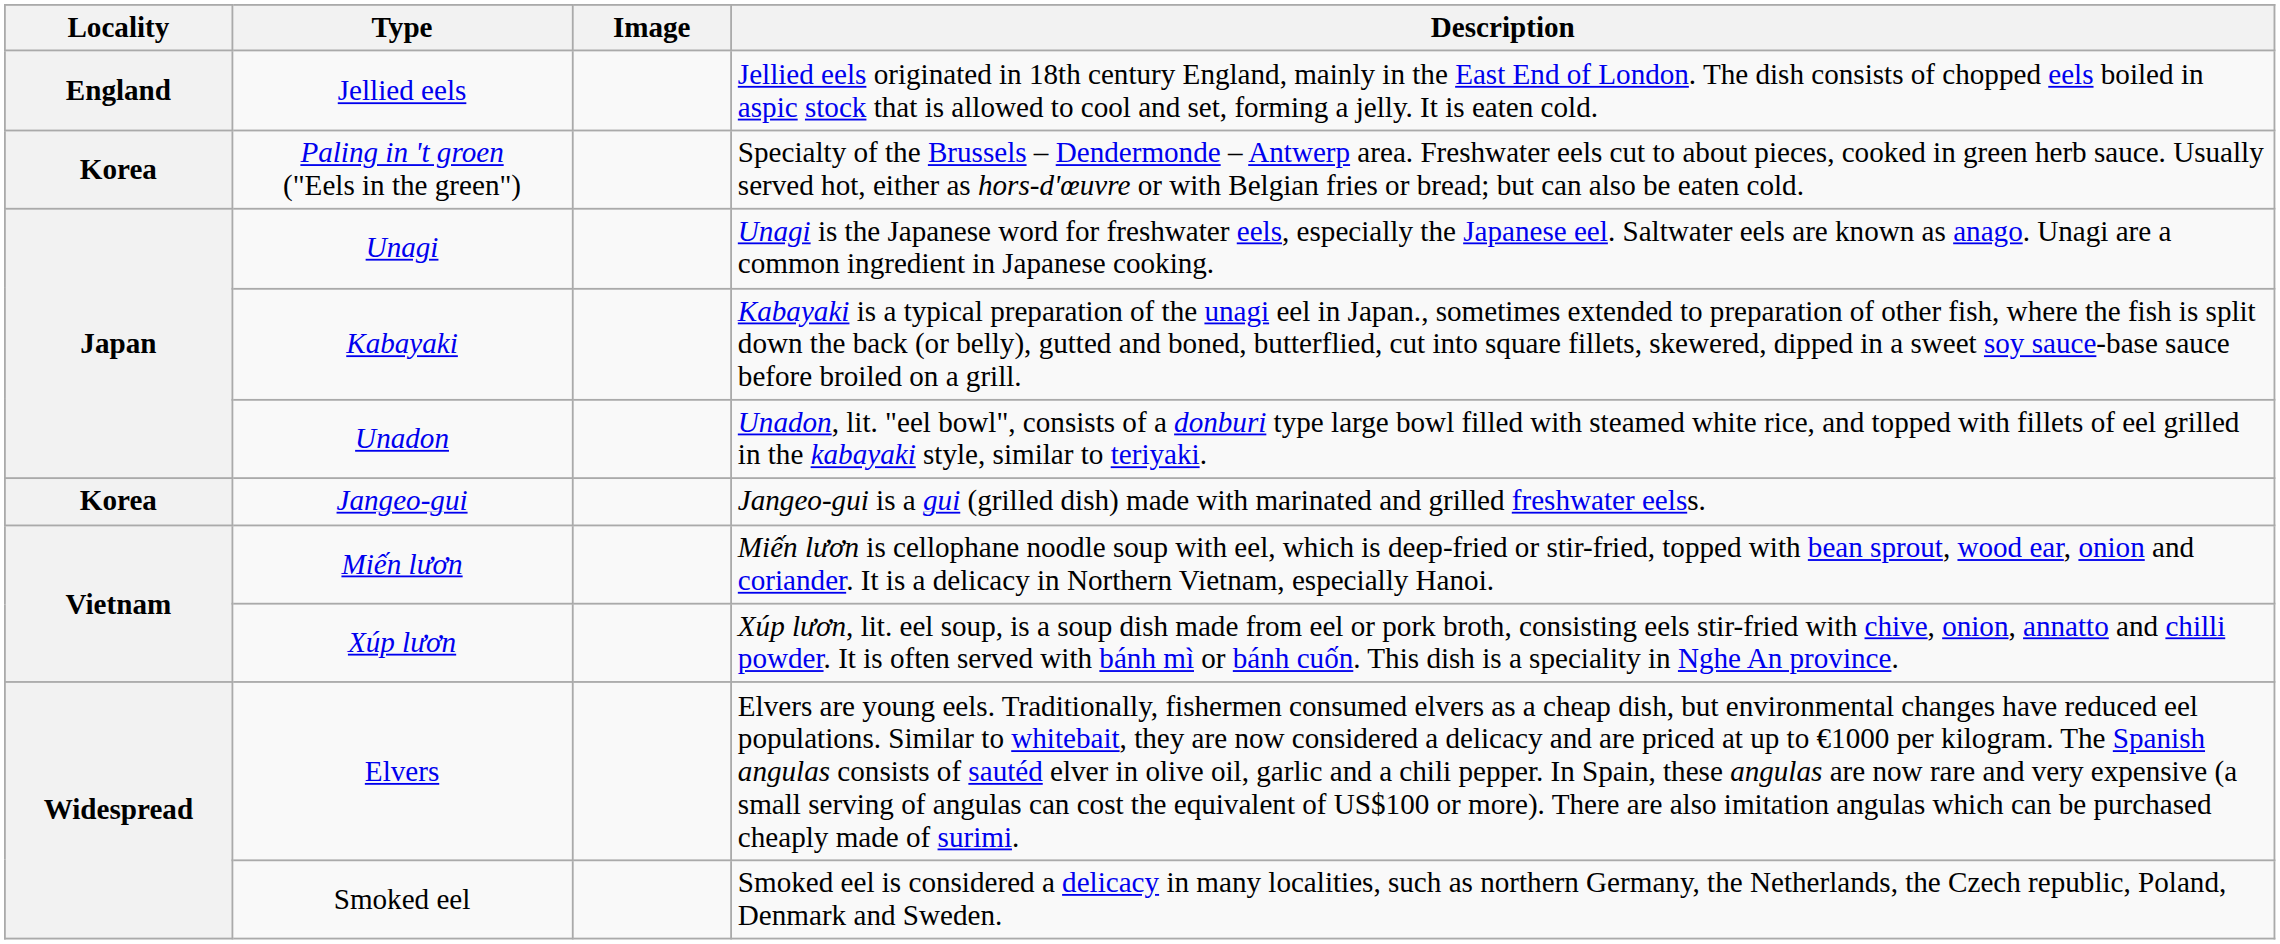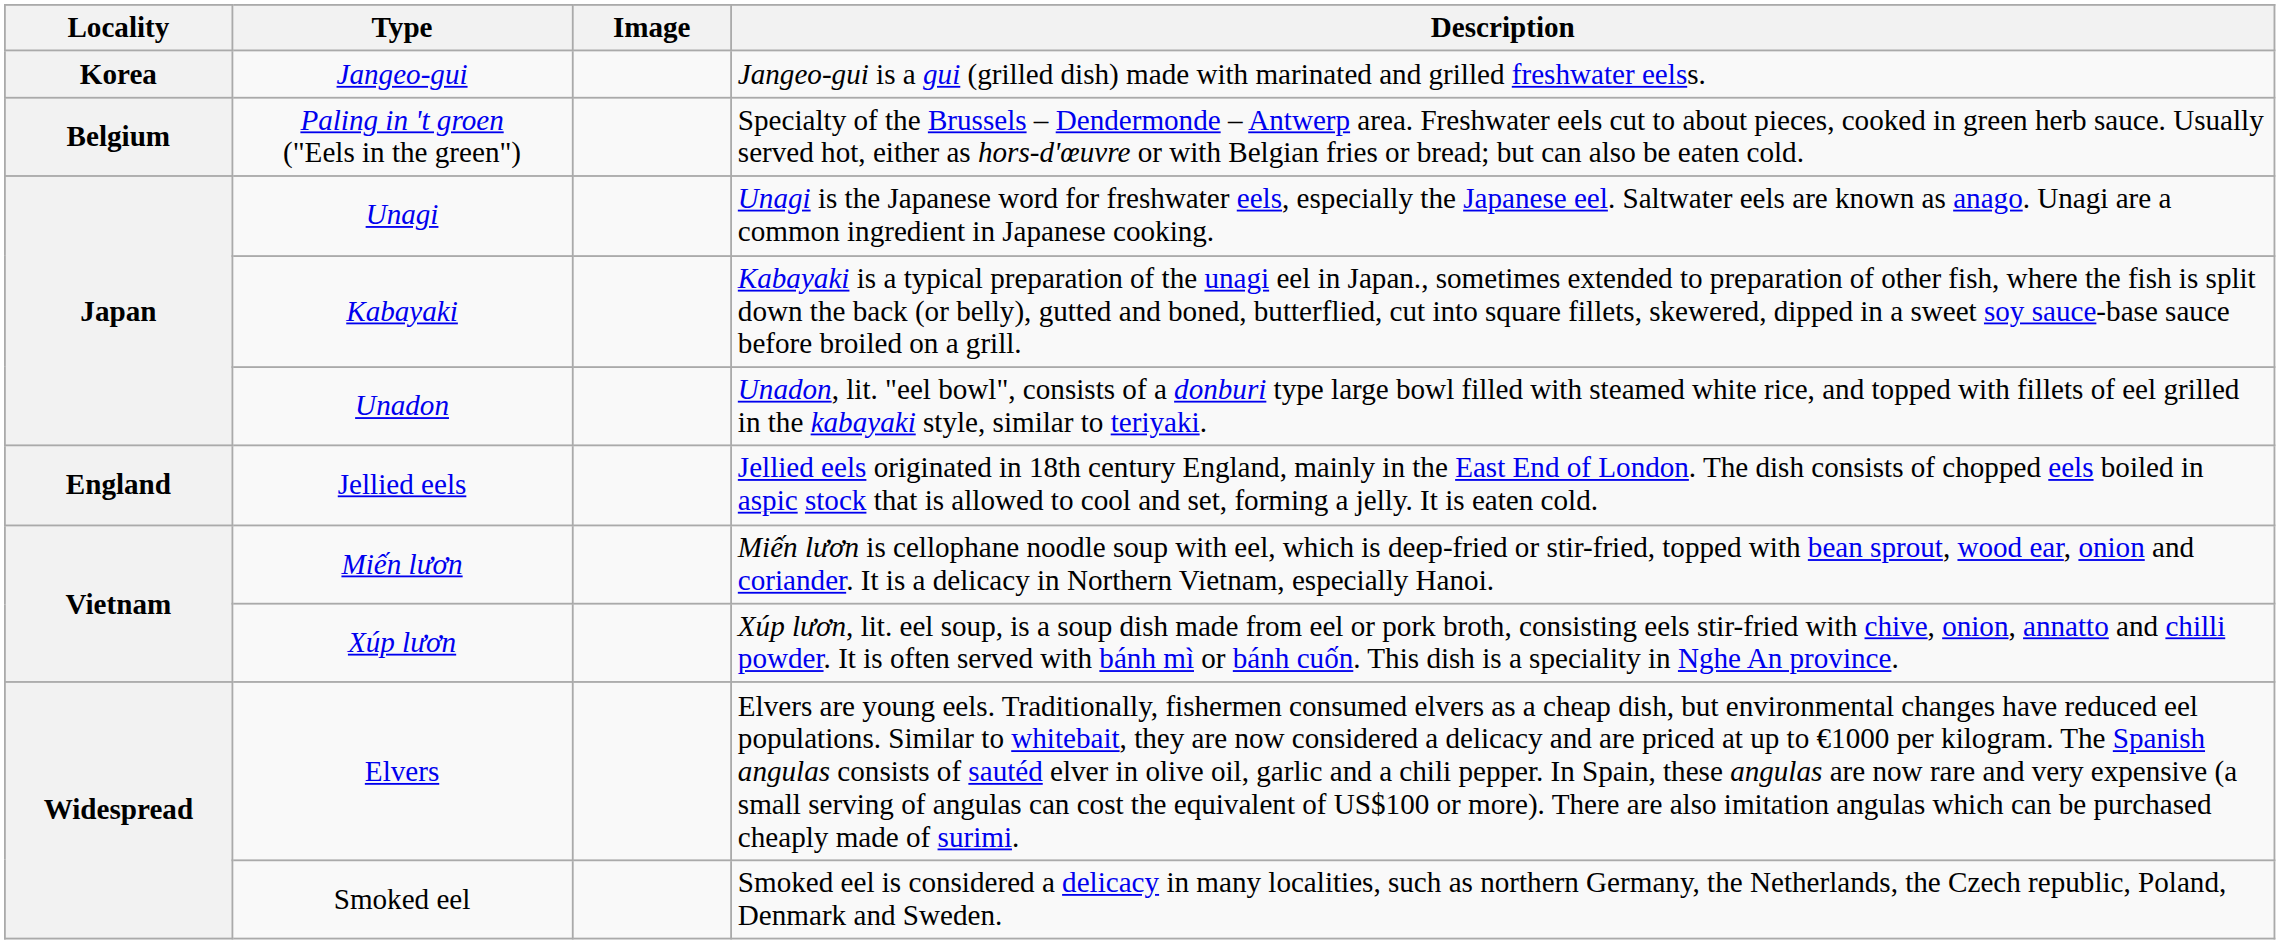rows swapped: (402, 90) <-> (402, 501)
(118, 169) Korea -> (118, 136) Belgium
